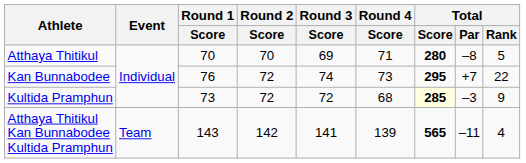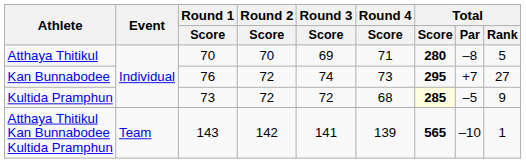(501, 77) 22 -> (502, 77) 27
(469, 98) –3 -> (470, 98) –5
(469, 134) –11 -> (470, 134) –10
(501, 134) 4 -> (502, 134) 1
